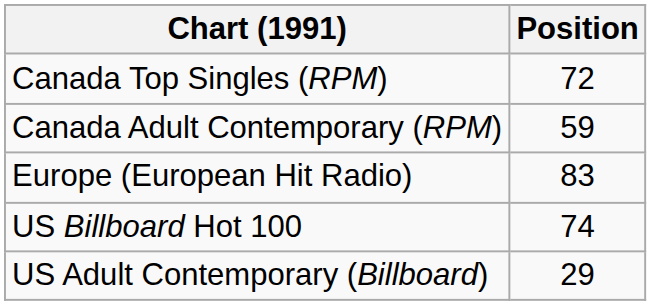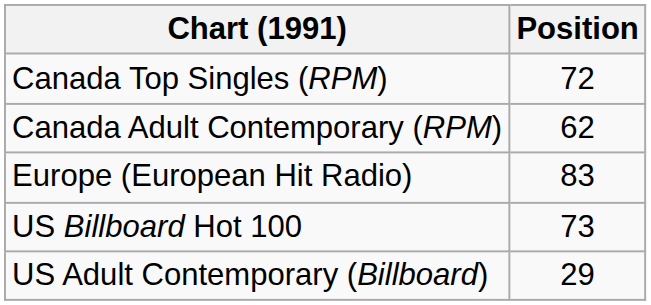(578, 127) 59 -> (578, 127) 62
(578, 226) 74 -> (578, 226) 73
